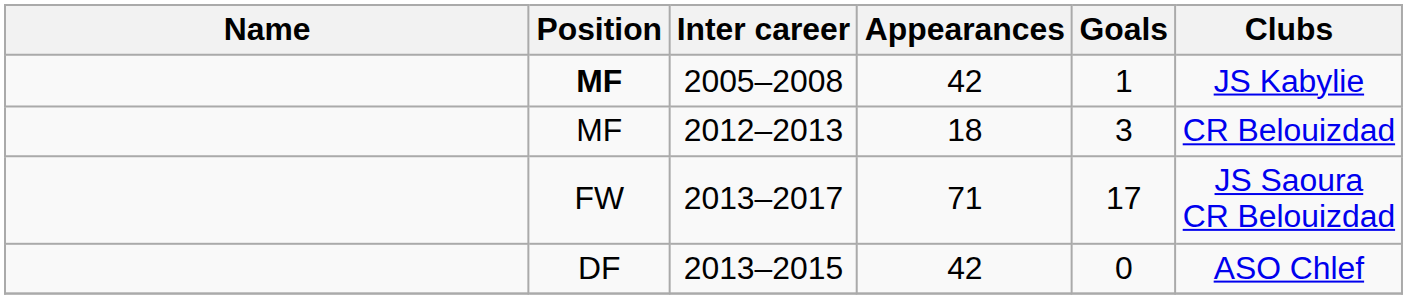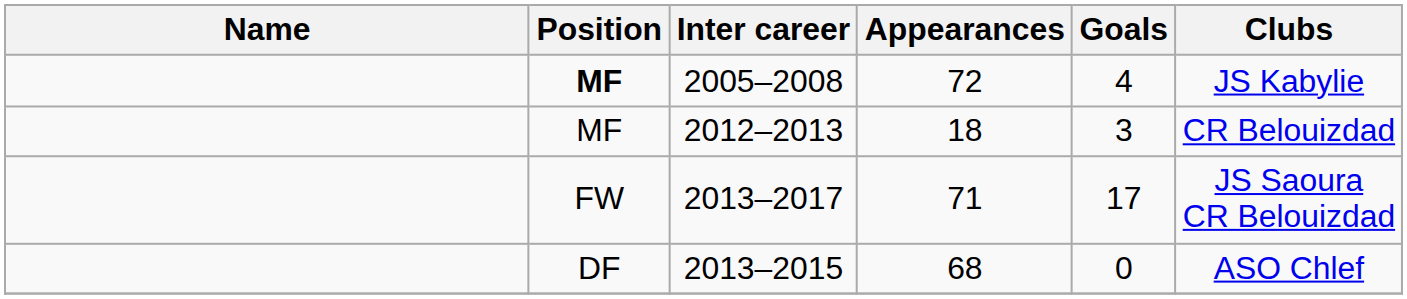(965, 80) 42 -> (965, 80) 72
(1124, 80) 1 -> (1124, 80) 4
(965, 267) 42 -> (965, 267) 68
